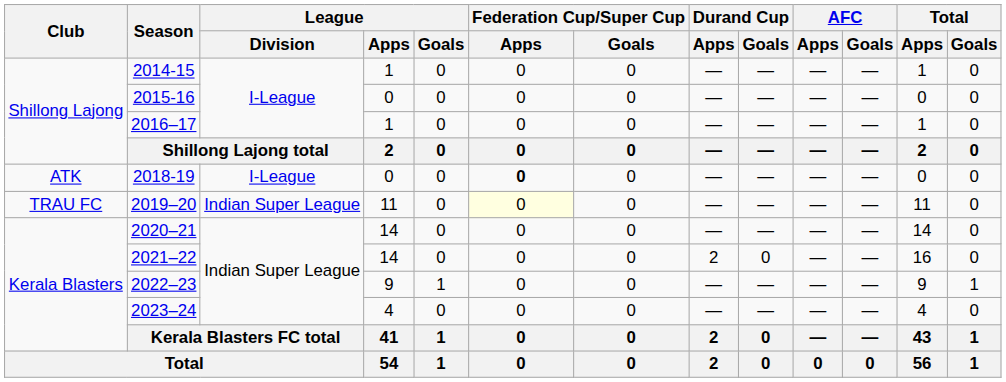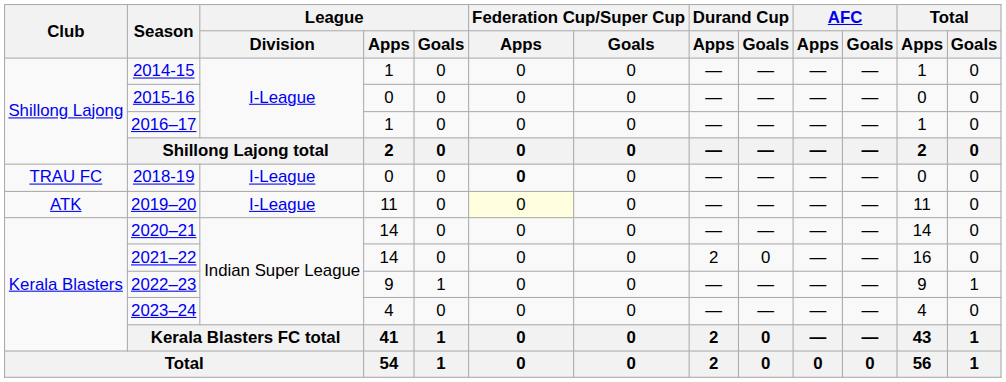(66, 177) ATK -> (66, 177) TRAU FC
(66, 204) TRAU FC -> (66, 204) ATK
(282, 204) Indian Super League -> (282, 204) I-League
